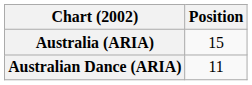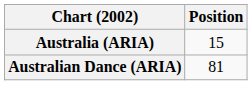(216, 67) 11 -> (216, 67) 81
